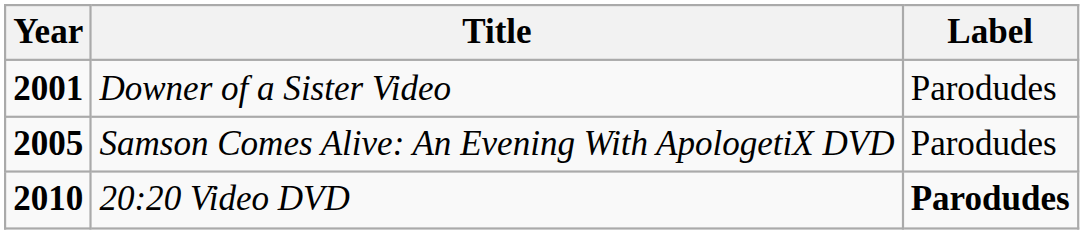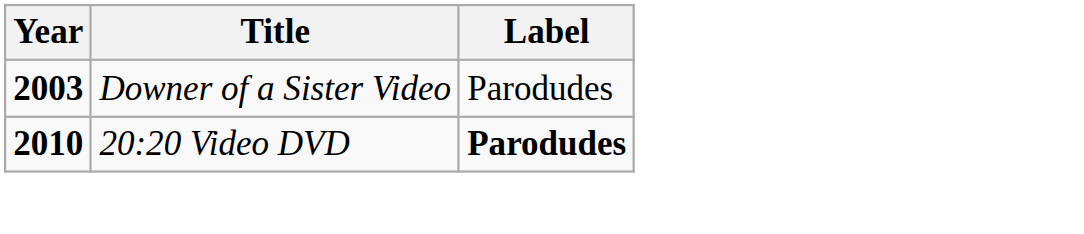(48, 87) 2001 -> (48, 87) 2003
- row: (497, 143)
